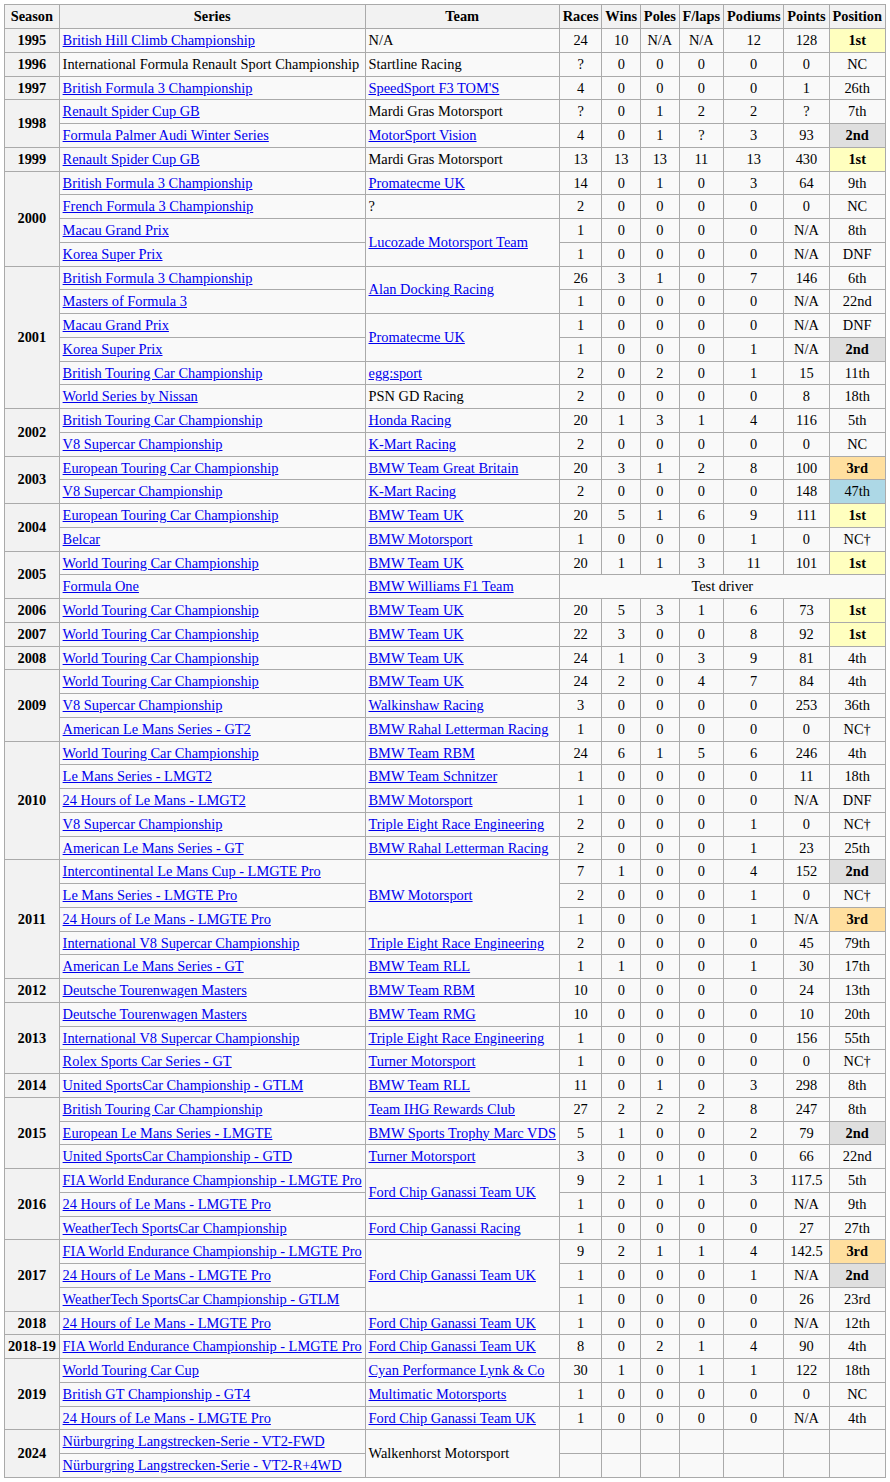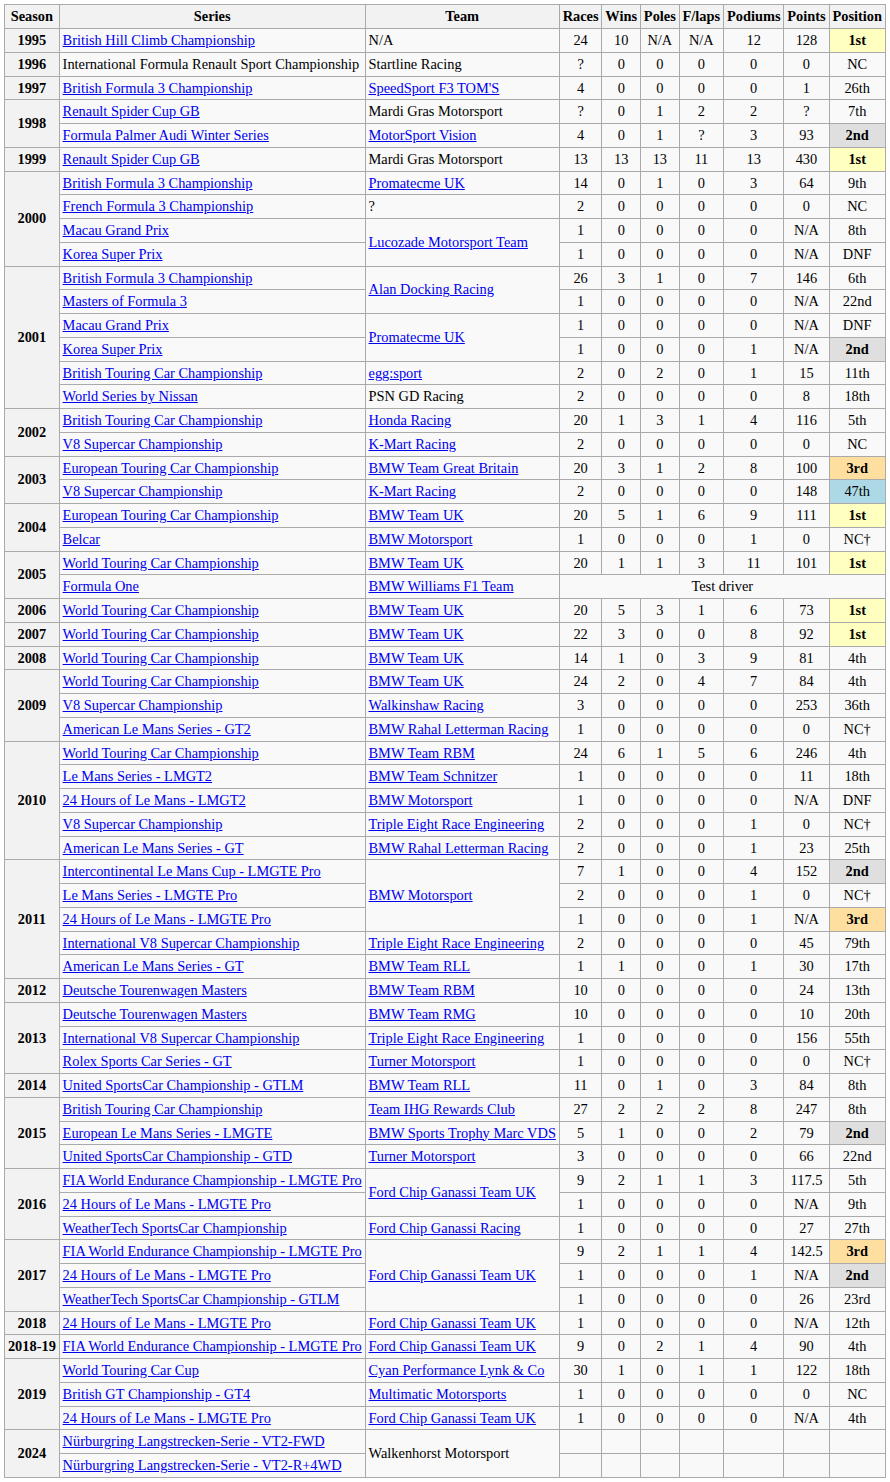(581, 658) 24 -> (581, 658) 14
(806, 1085) 298 -> (806, 1085) 84
(581, 1346) 8 -> (581, 1346) 9
